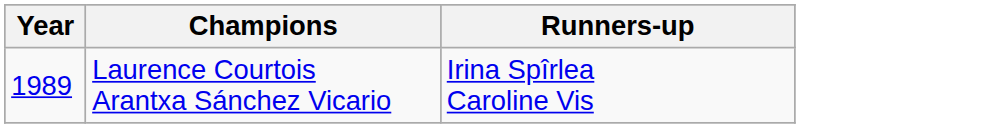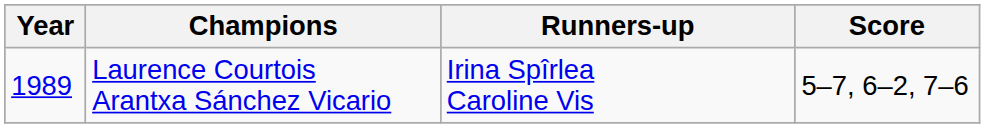+ column: (887, 26)
